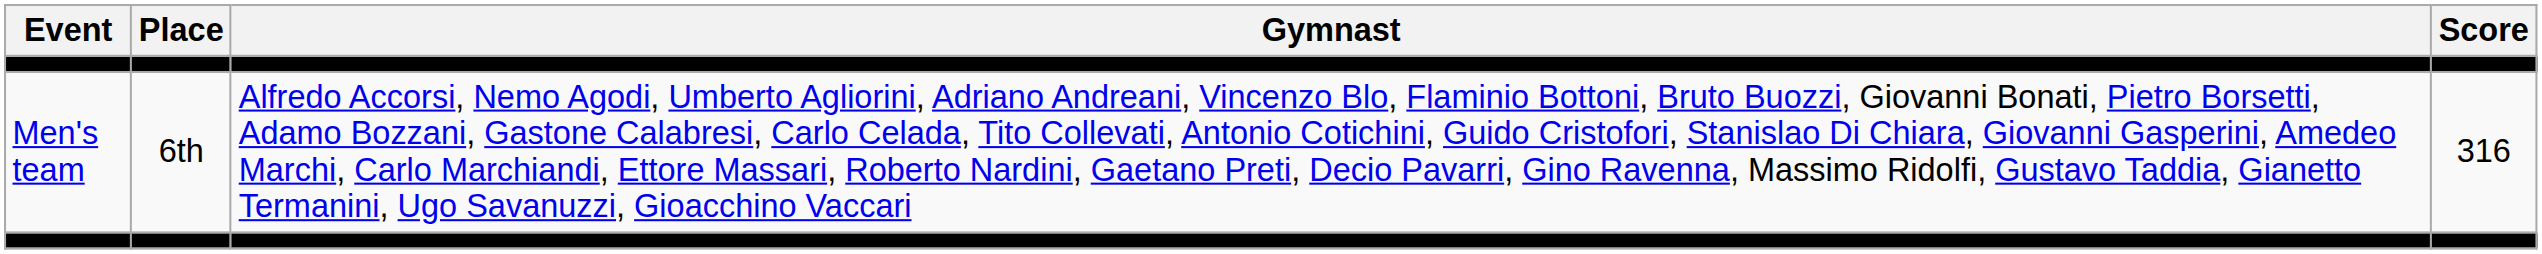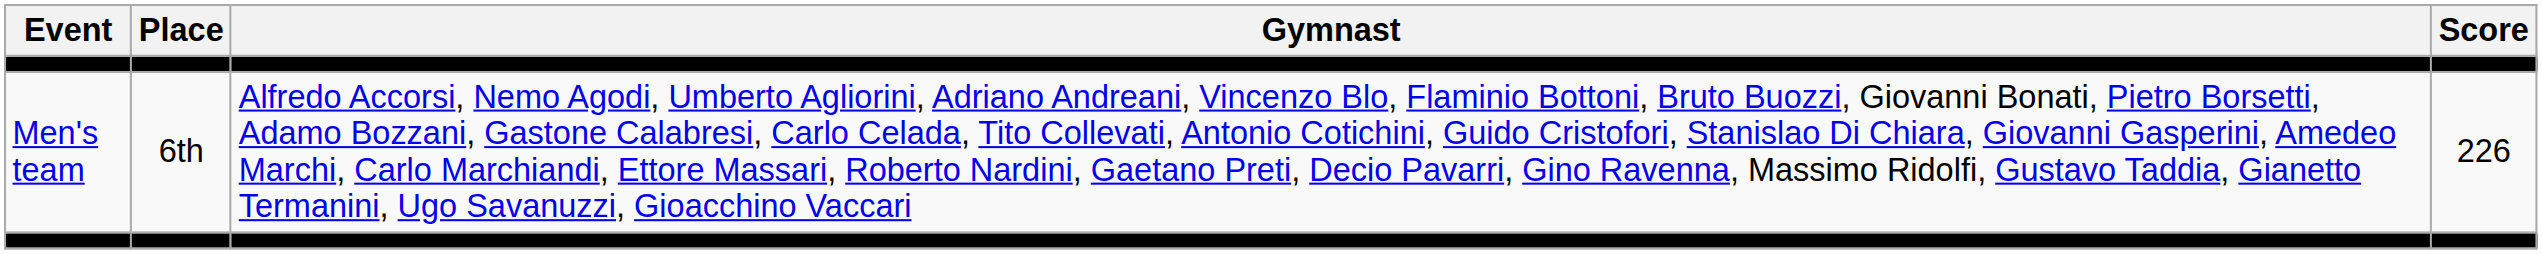(2484, 151) 316 -> (2484, 151) 226
